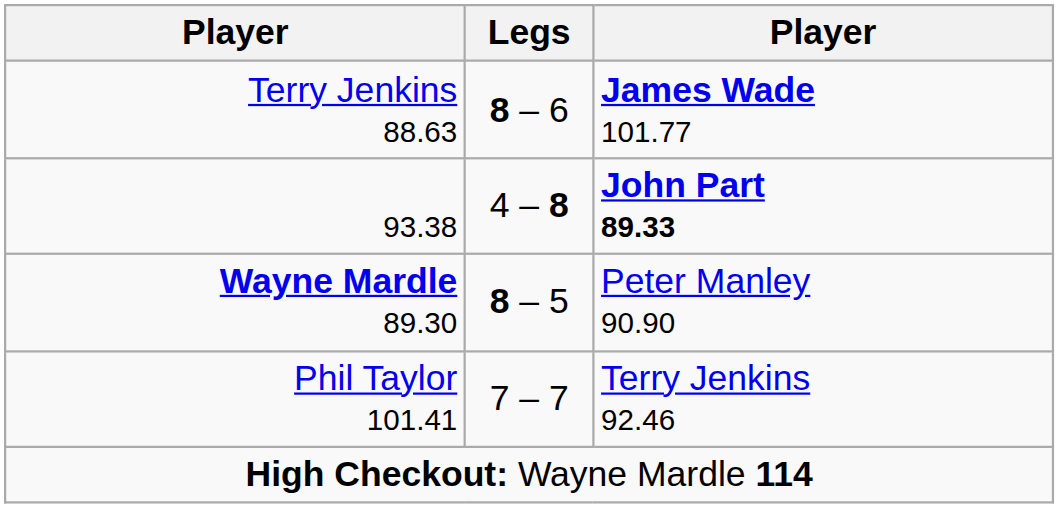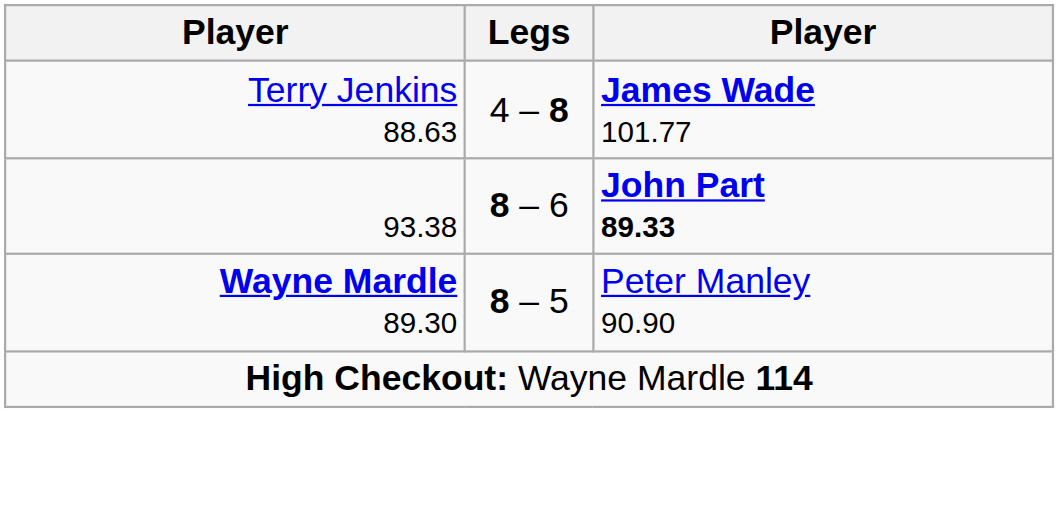(529, 108) 8 – 6 -> (529, 108) 4 – 8
(529, 205) 4 – 8 -> (529, 205) 8 – 6
- row: (376, 397)
